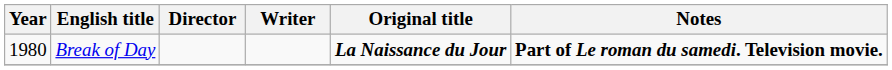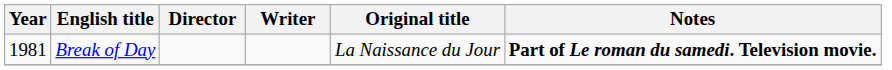(28, 49) 1980 -> (28, 49) 1981
(421, 49) bold -> (417, 49) normal
